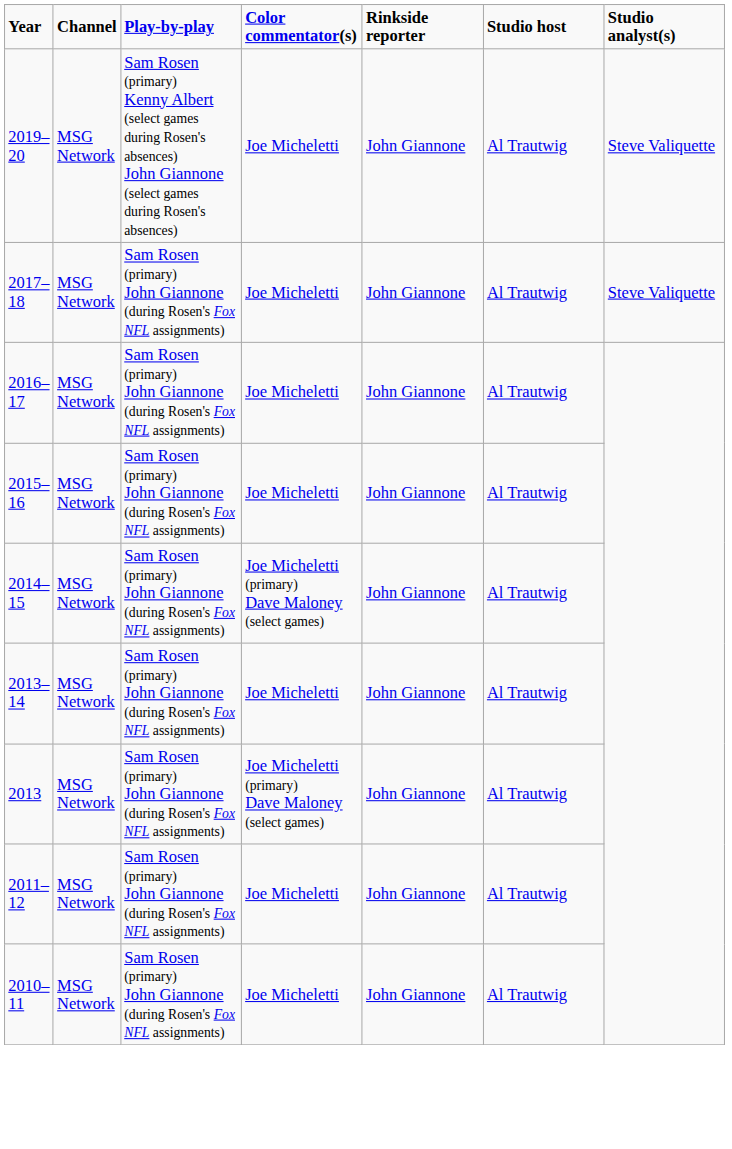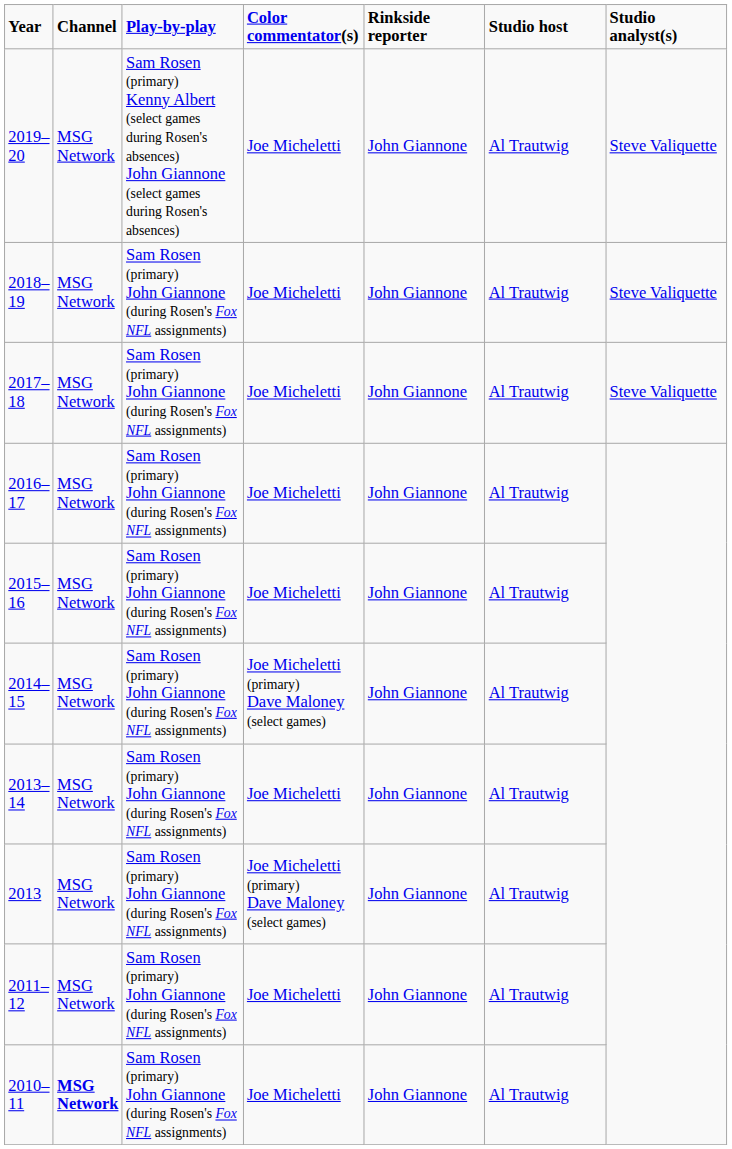+ row: (29, 292)
(86, 994) normal -> (88, 1094) bold
